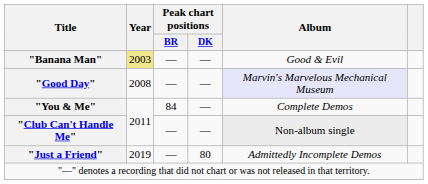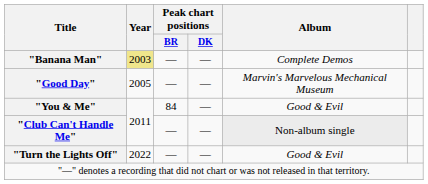(315, 59) Good & Evil -> (315, 59) Complete Demos
(140, 83) 2008 -> (140, 83) 2005
(315, 83) lavender background -> (315, 83) no background
(315, 107) Complete Demos -> (315, 107) Good & Evil
- row: (65, 154)
+ row: (65, 154)
